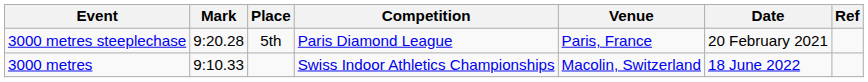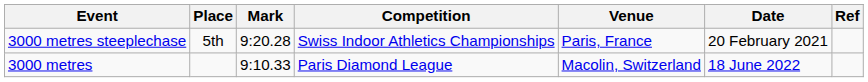columns swapped: (219, 16) <-> (271, 16)
(375, 40) Paris Diamond League -> (426, 40) Swiss Indoor Athletics Championships
(426, 64) Swiss Indoor Athletics Championships -> (375, 64) Paris Diamond League
